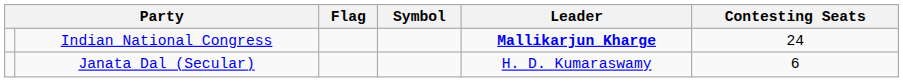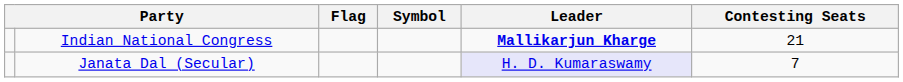(795, 40) 24 -> (795, 40) 21
(577, 64) no background -> (577, 64) lavender background
(795, 64) 6 -> (795, 64) 7
